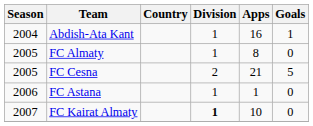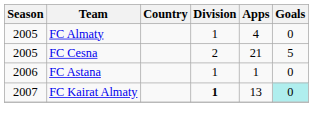- row: (91, 33)
(256, 53) 8 -> (256, 33) 4
(256, 111) 10 -> (256, 92) 13
(290, 111) no background -> (290, 92) paleturquoise background
